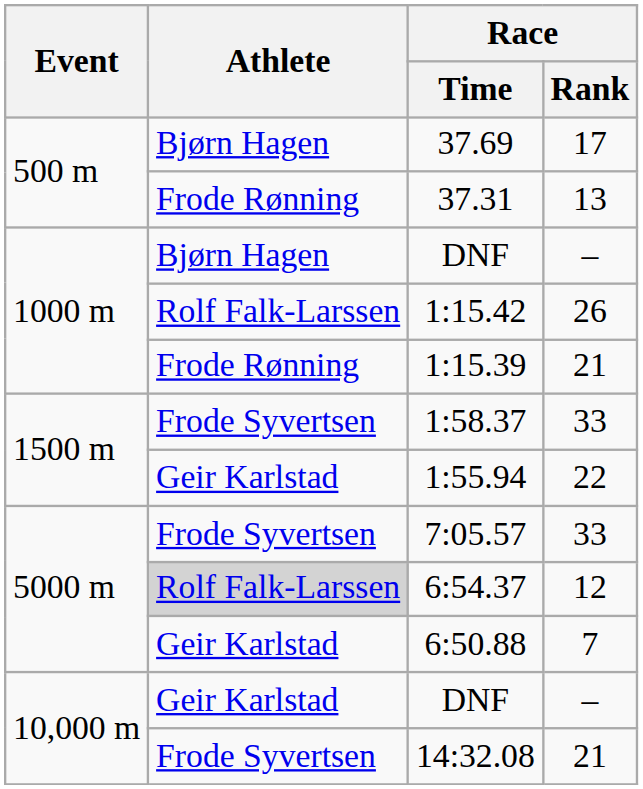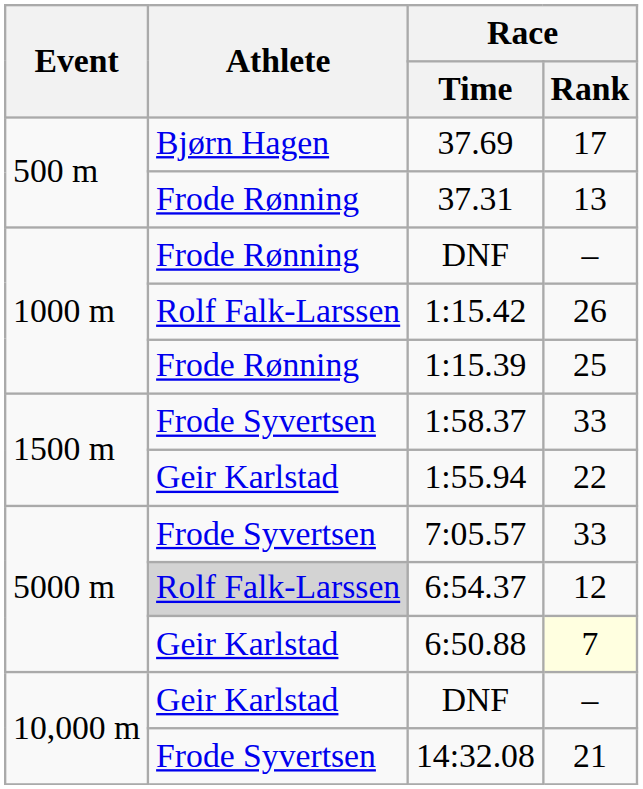(243, 254) Bjørn Hagen -> (258, 254) Frode Rønning
(590, 366) 21 -> (590, 366) 25
(590, 644) no background -> (590, 644) lightyellow background
